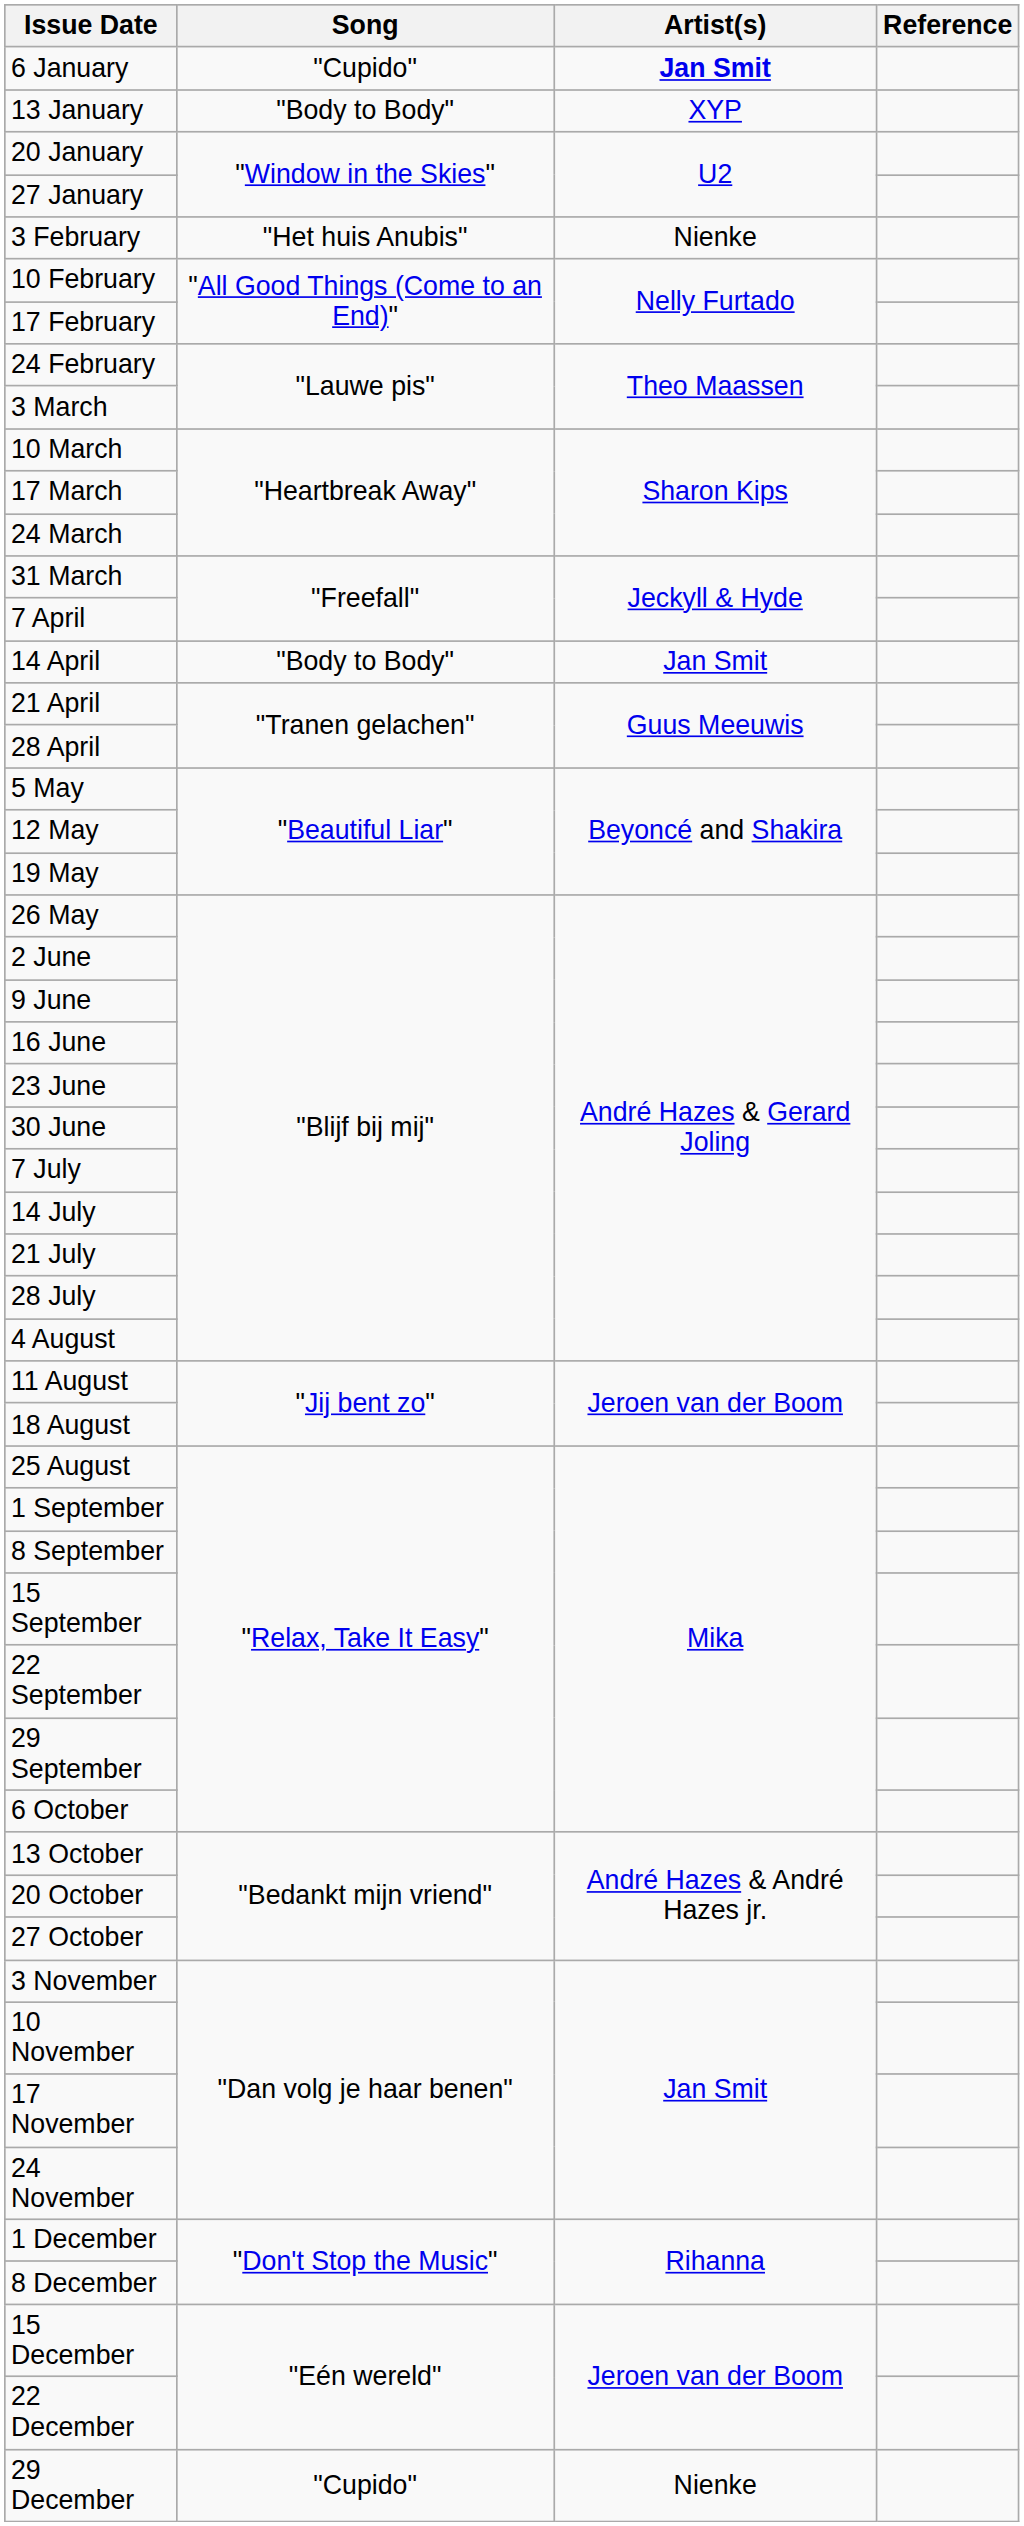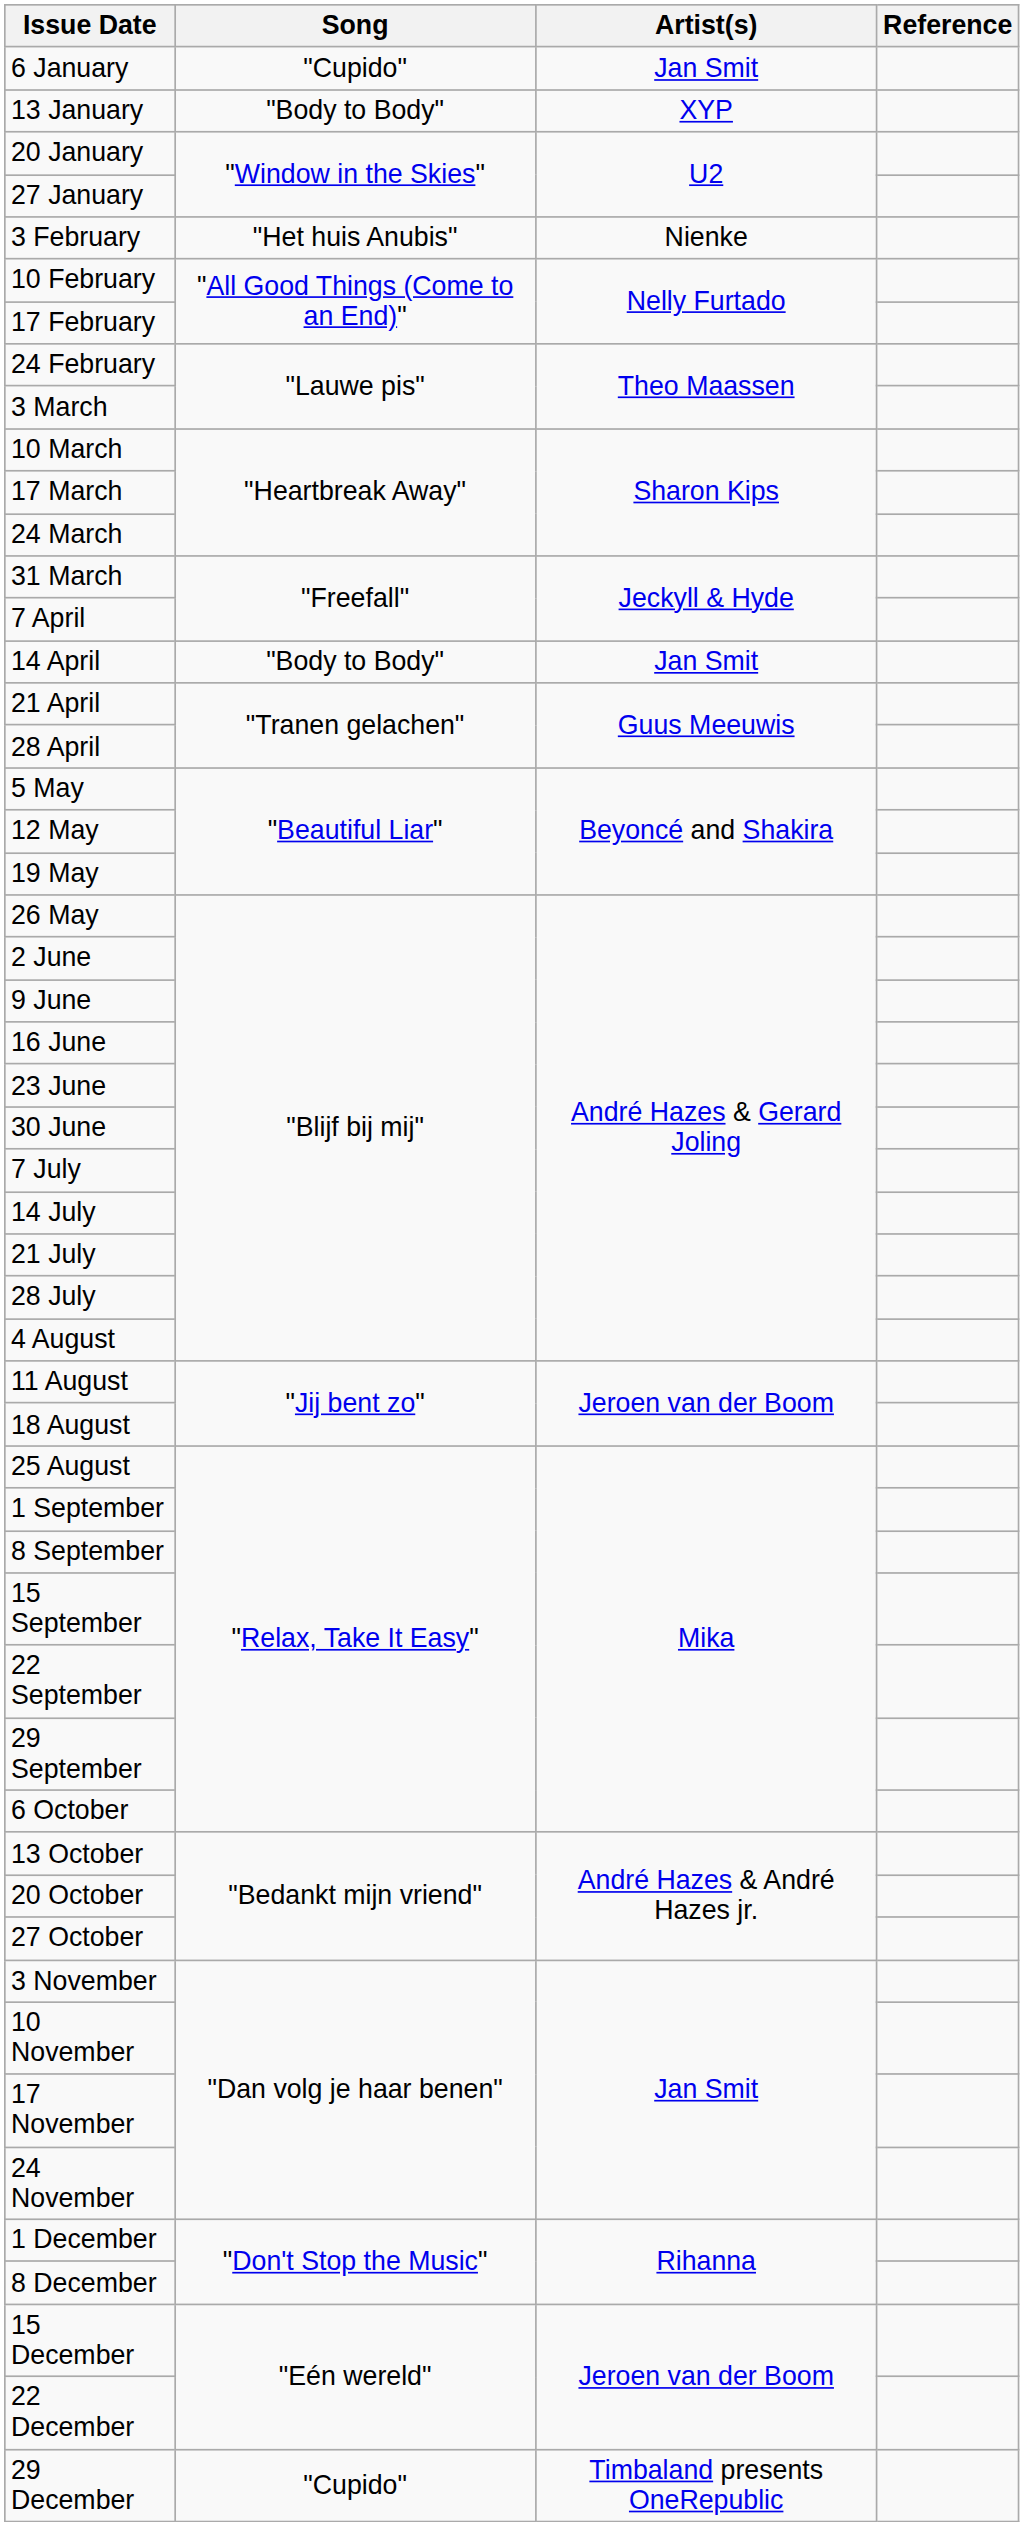(715, 68) bold -> (706, 68) normal
(715, 2484) Nienke -> (706, 2484) Timbaland presents OneRepublic
